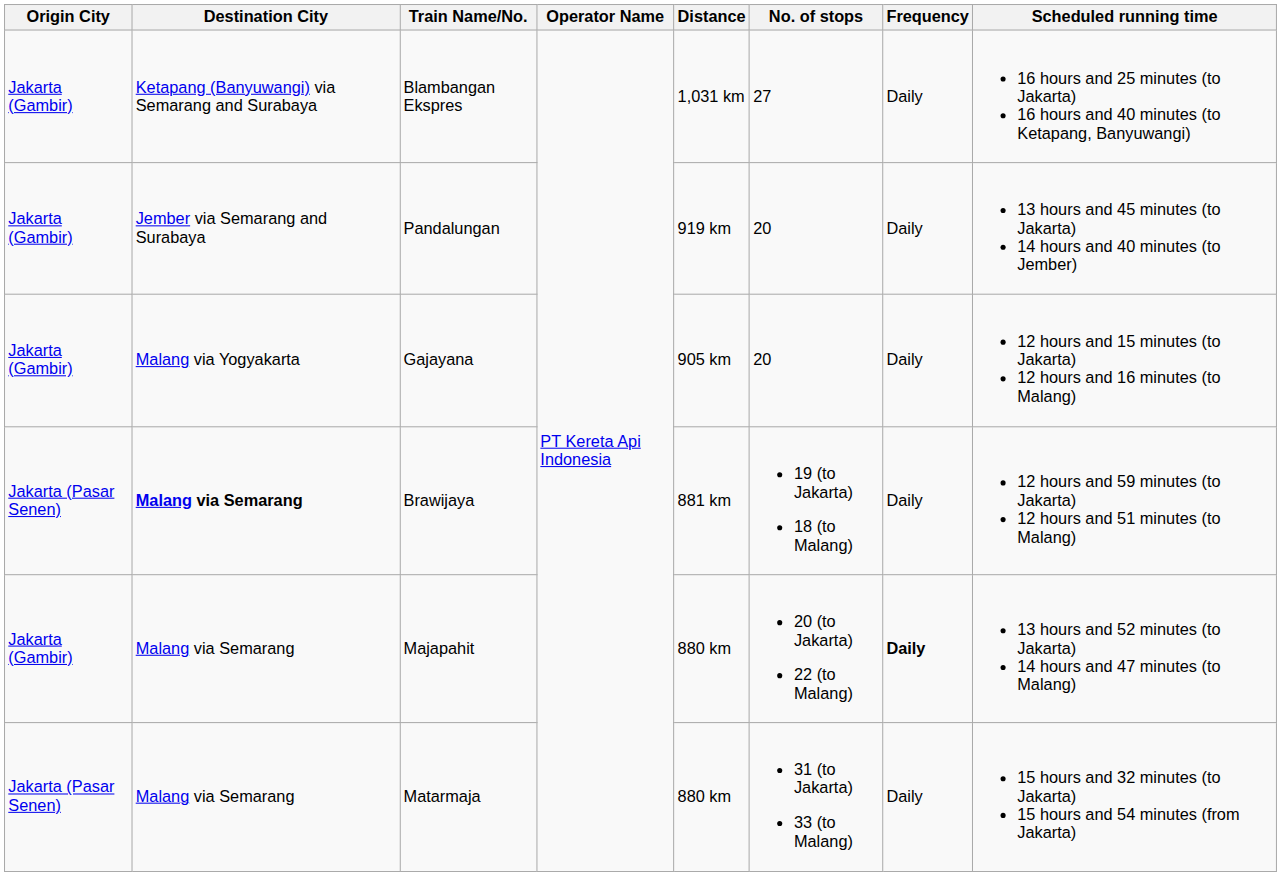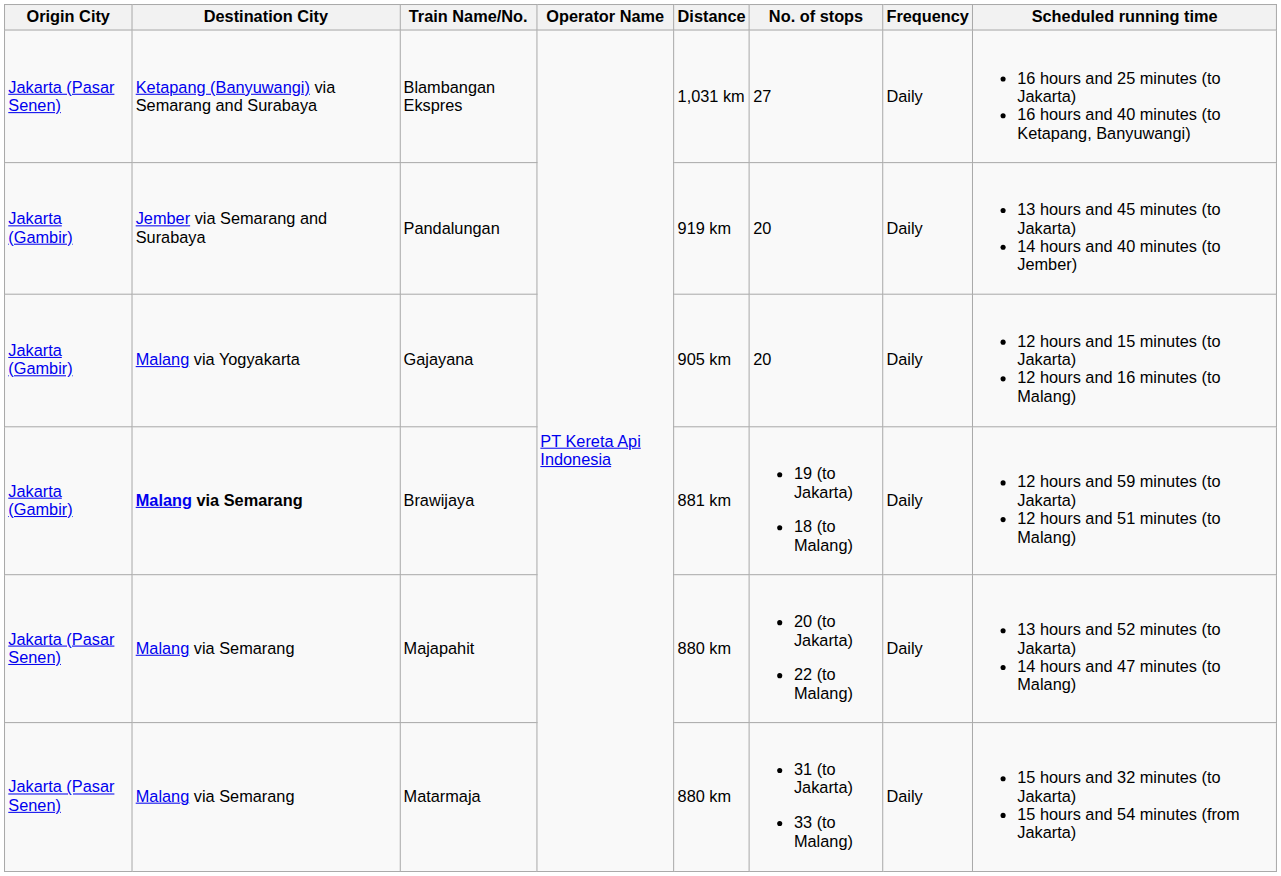(40, 96) Jakarta (Gambir) -> (61, 96) Jakarta (Pasar Senen)
(61, 500) Jakarta (Pasar Senen) -> (40, 500) Jakarta (Gambir)
(40, 648) Jakarta (Gambir) -> (61, 648) Jakarta (Pasar Senen)
(906, 648) bold -> (905, 648) normal
